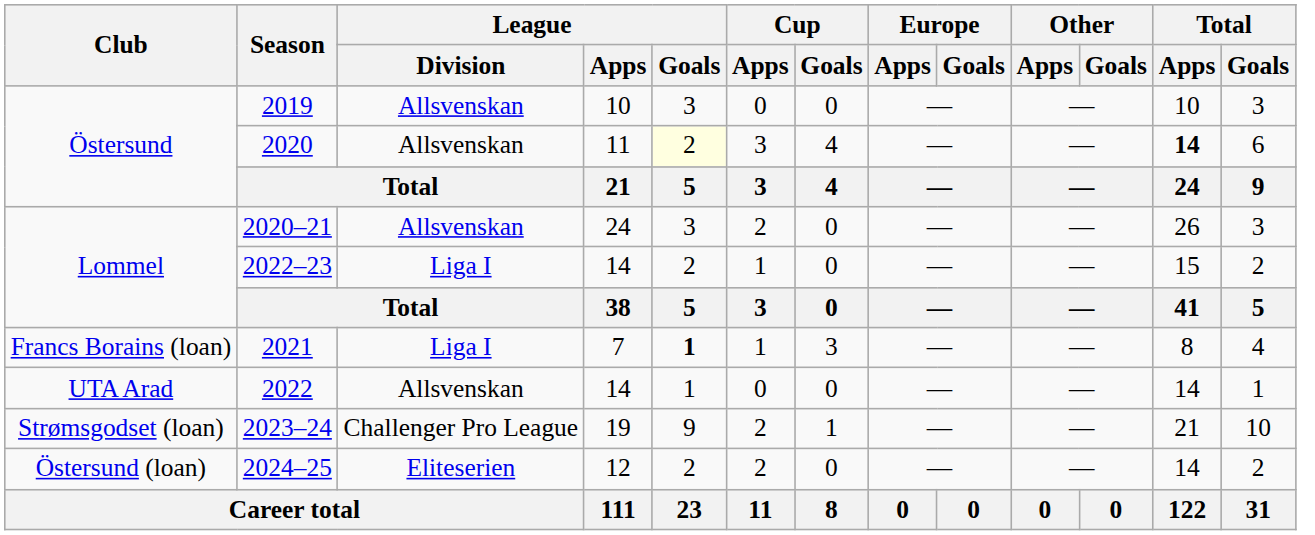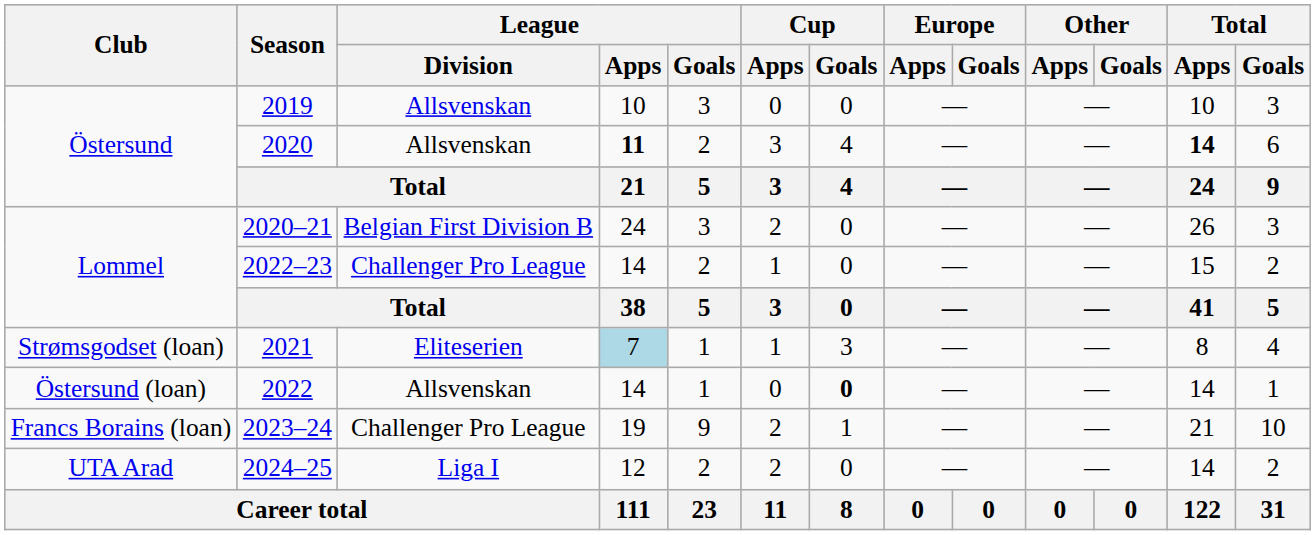(618, 145) normal -> (633, 145) bold
(689, 145) lightyellow background -> (704, 145) no background
(461, 226) Allsvenskan -> (468, 226) Belgian First Division B
(461, 266) Liga I -> (468, 266) Challenger Pro League
(121, 347) Francs Borains (loan) -> (121, 347) Strømsgodset (loan)
(461, 347) Liga I -> (468, 347) Eliteserien
(618, 347) no background -> (633, 347) lightblue background
(689, 347) bold -> (704, 347) normal
(121, 387) UTA Arad -> (121, 387) Östersund (loan)
(831, 387) normal -> (846, 387) bold
(121, 428) Strømsgodset (loan) -> (121, 428) Francs Borains (loan)
(121, 468) Östersund (loan) -> (121, 468) UTA Arad
(461, 468) Eliteserien -> (468, 468) Liga I
